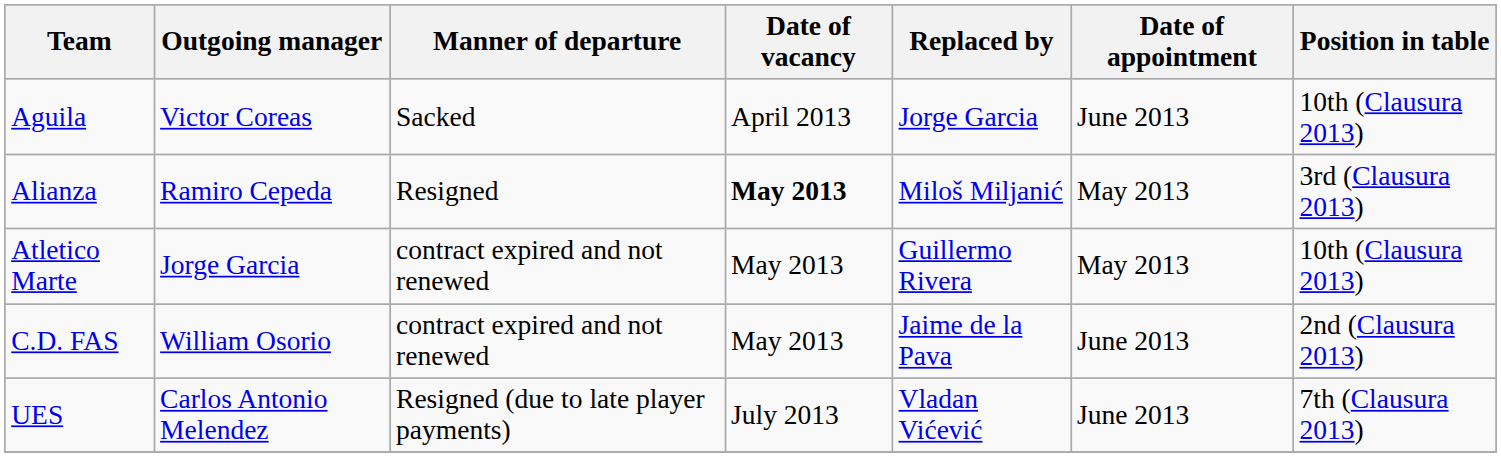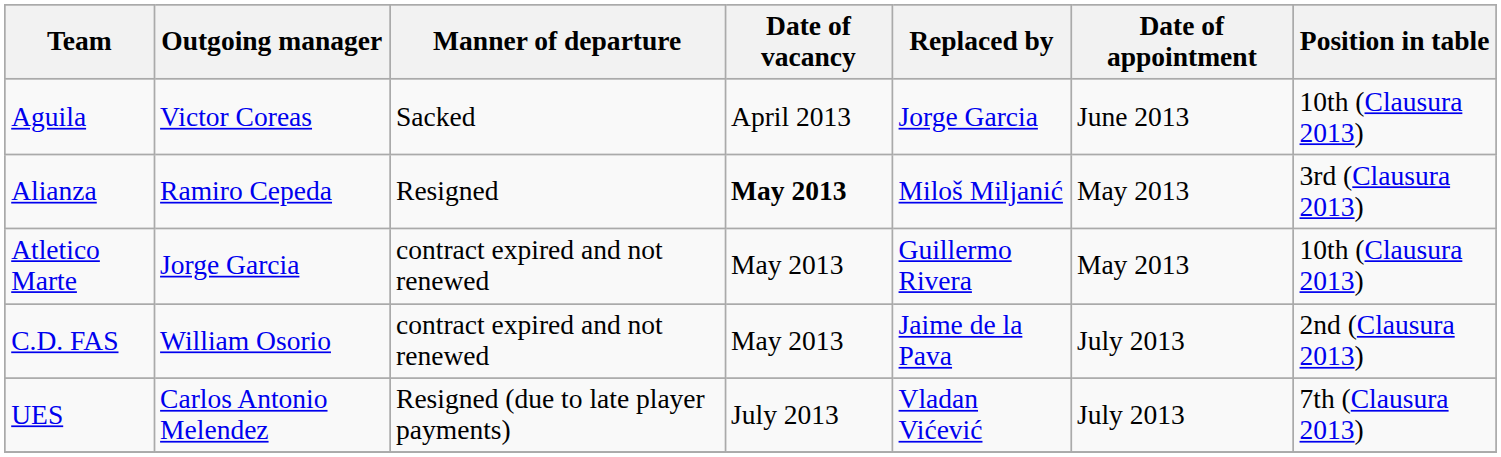(1133, 340) June 2013 -> (1131, 340) July 2013
(1133, 414) June 2013 -> (1131, 414) July 2013
